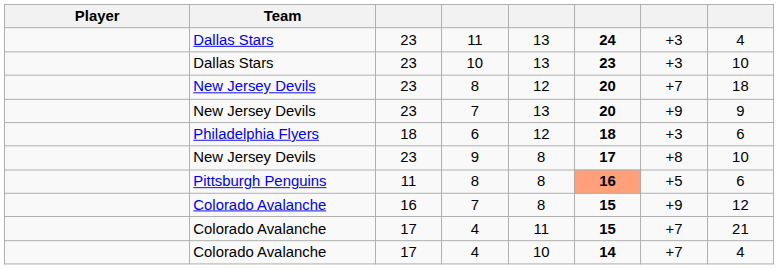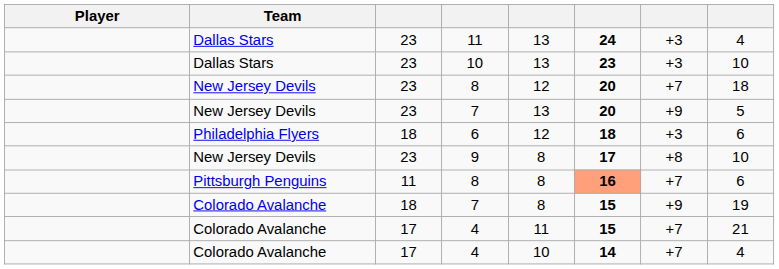(740, 110) 9 -> (740, 110) 5
(674, 181) +5 -> (674, 181) +7
(408, 205) 16 -> (408, 205) 18
(740, 205) 12 -> (740, 205) 19
